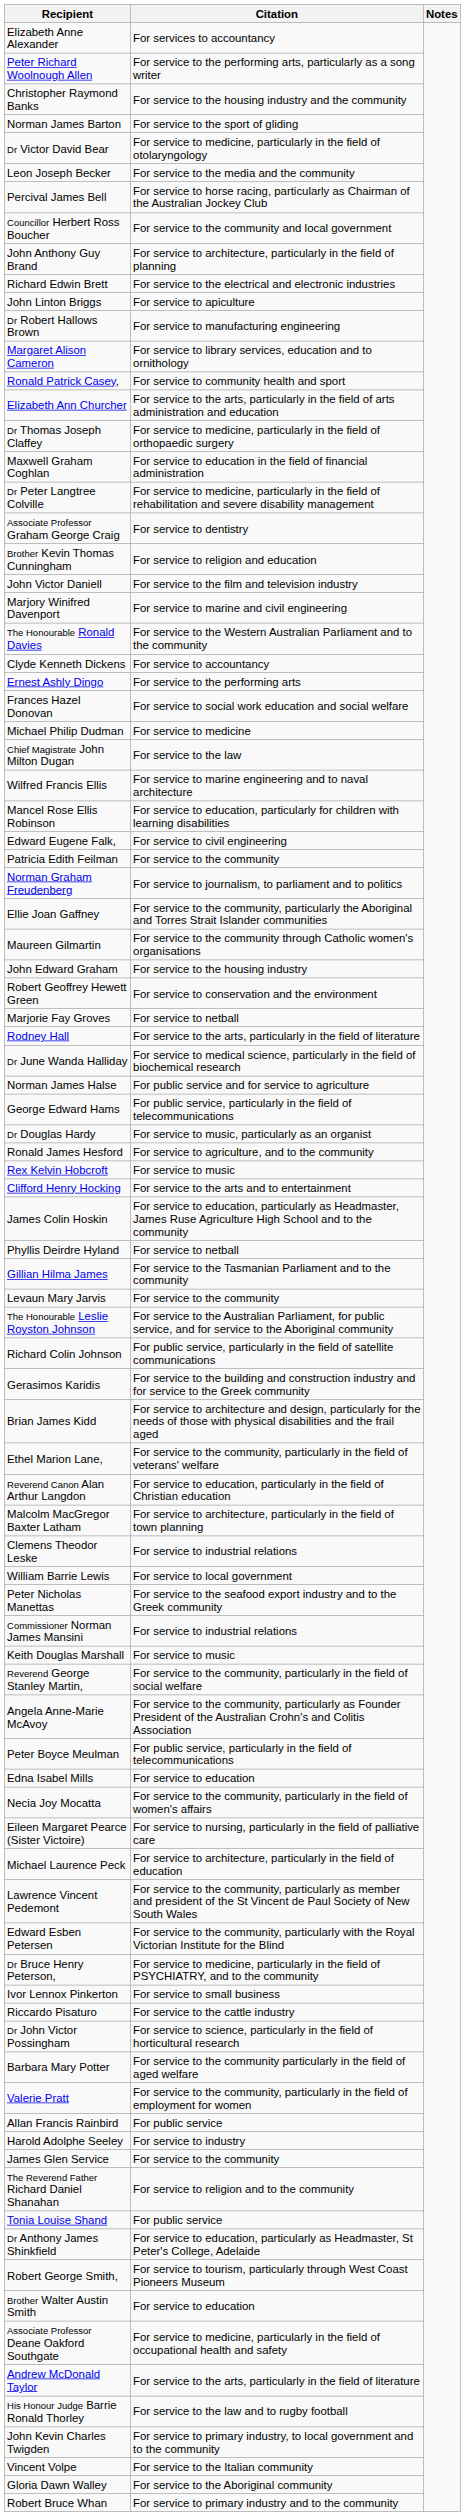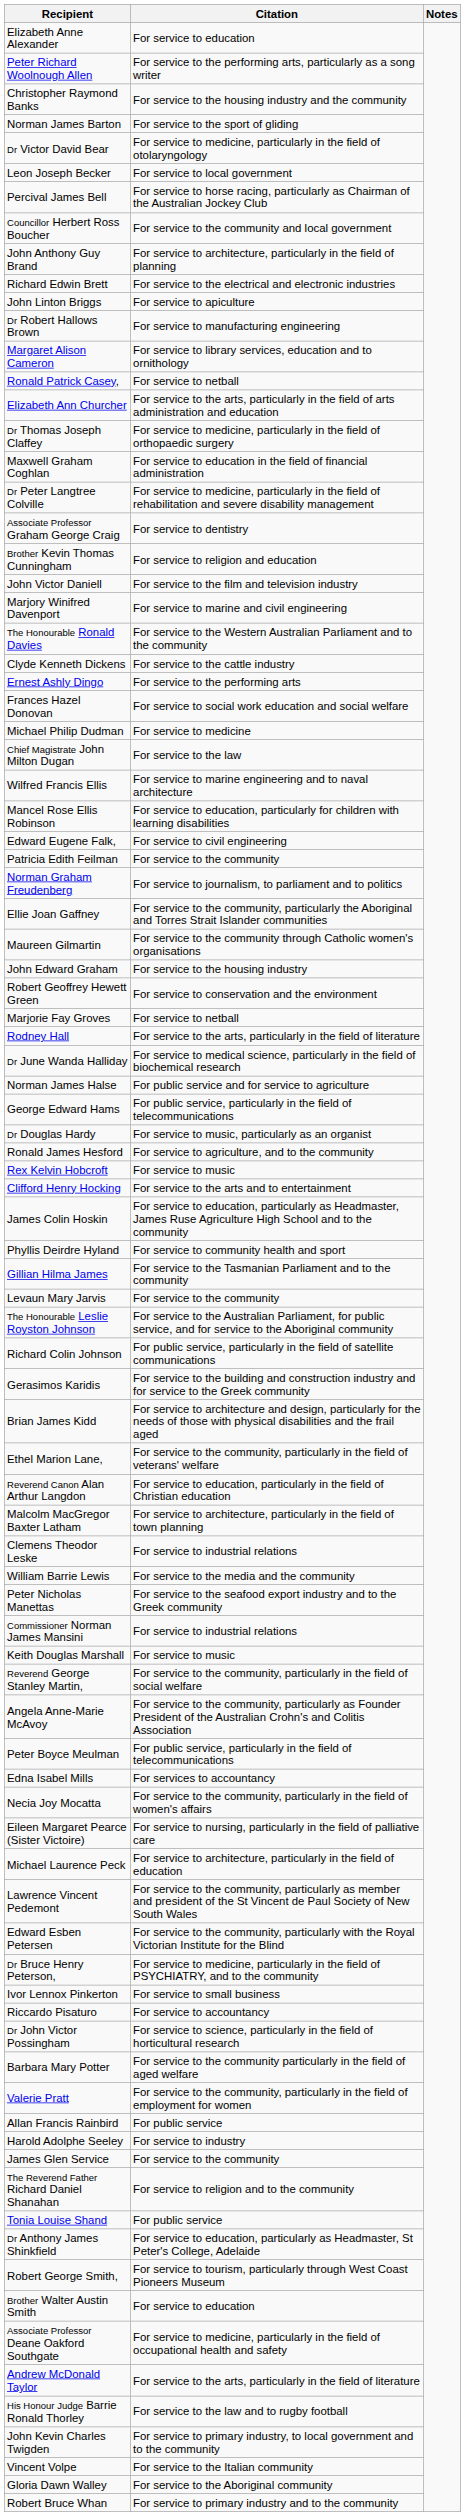(204, 38) For services to accountancy -> (194, 38) For service to education
(244, 173) For service to the media and the community -> (212, 173) For service to local government
(239, 381) For service to community health and sport -> (186, 381) For service to netball
(201, 663) For service to accountancy -> (214, 663) For service to the cattle industry
(186, 1250) For service to netball -> (239, 1250) For service to community health and sport
(212, 1576) For service to local government -> (244, 1576) For service to the media and the community
(194, 1778) For service to education -> (204, 1778) For services to accountancy
(214, 2012) For service to the cattle industry -> (201, 2012) For service to accountancy
